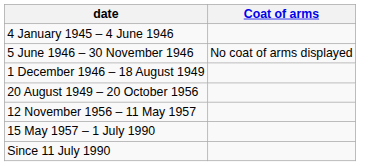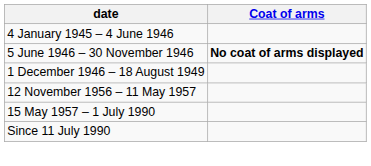(281, 53) normal -> (287, 53) bold
- row: (103, 92)
